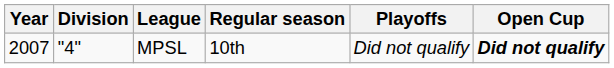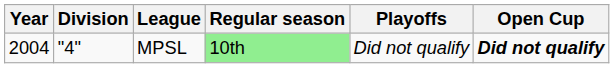(29, 47) 2007 -> (29, 47) 2004
(227, 47) no background -> (227, 47) lightgreen background
